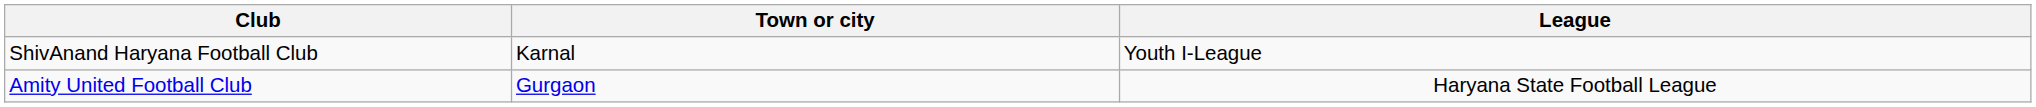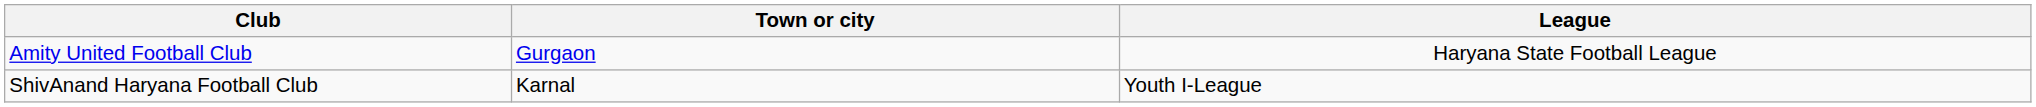rows swapped: (164, 53) <-> (131, 85)
